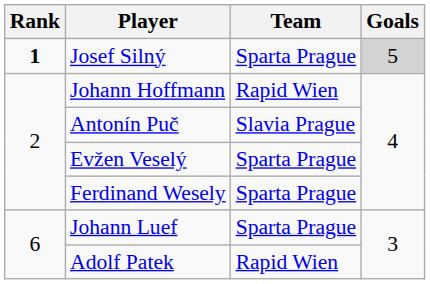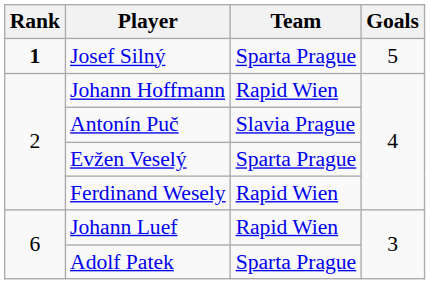(393, 55) lightgrey background -> (393, 55) no background
(296, 192) Sparta Prague -> (287, 192) Rapid Wien
(296, 227) Sparta Prague -> (287, 227) Rapid Wien
(287, 261) Rapid Wien -> (296, 261) Sparta Prague
